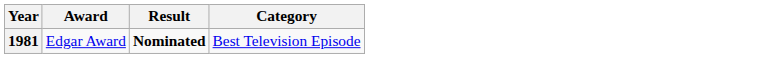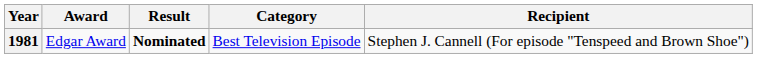+ column: (558, 16)
